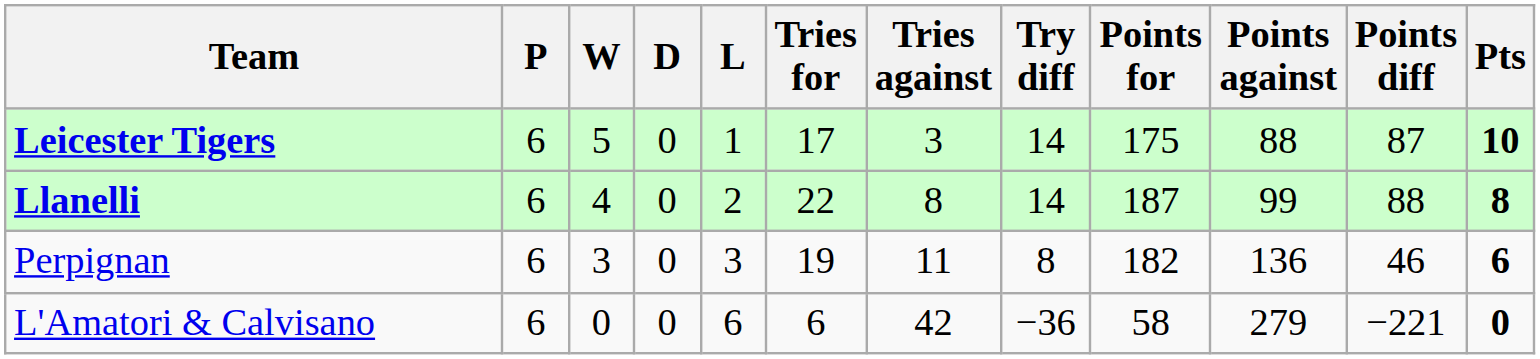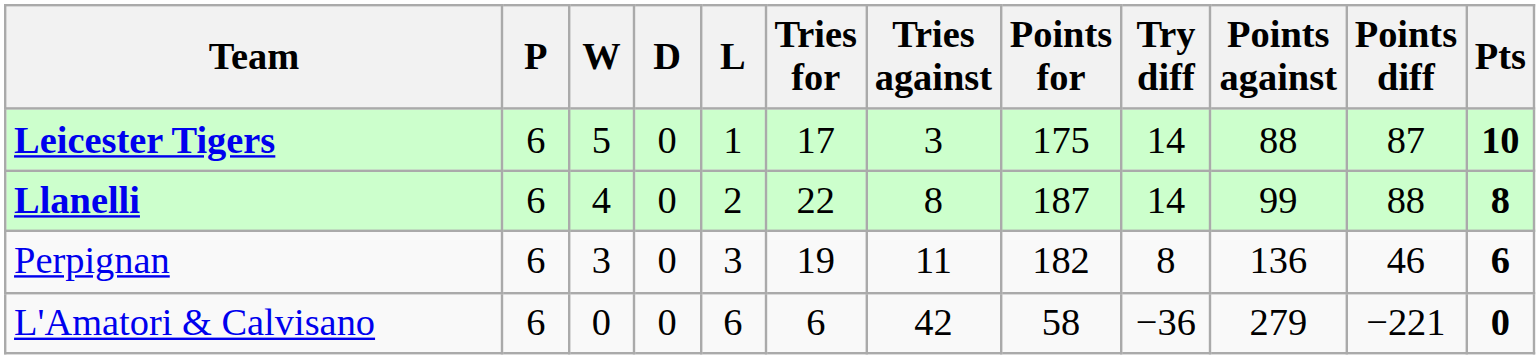columns swapped: (1046, 56) <-> (1151, 56)
